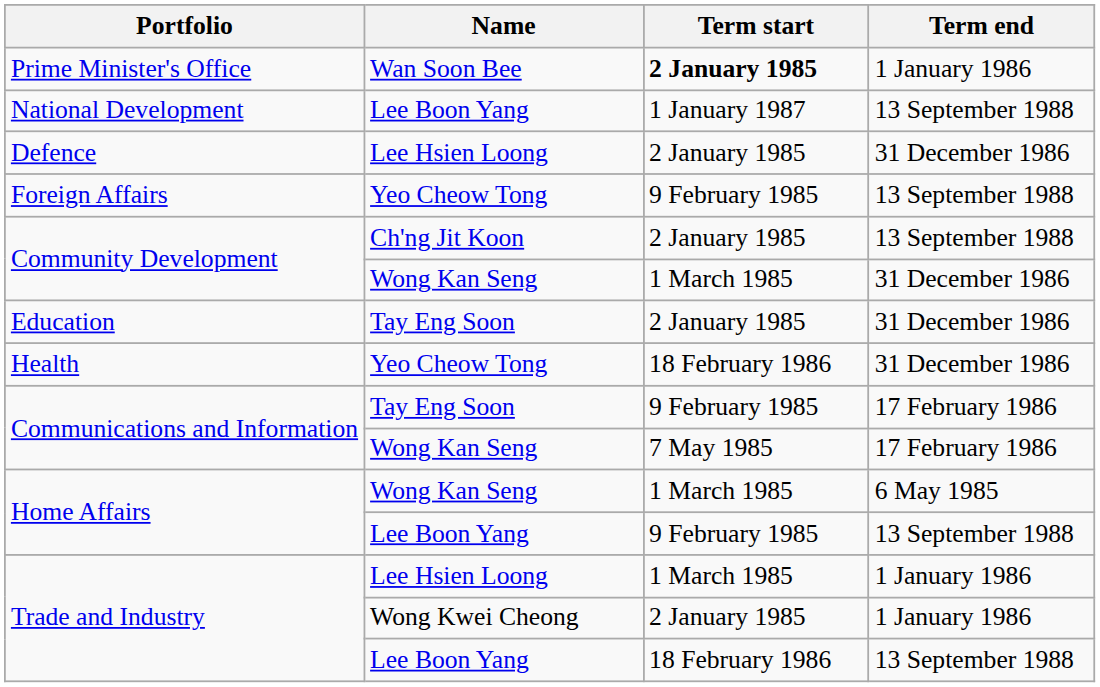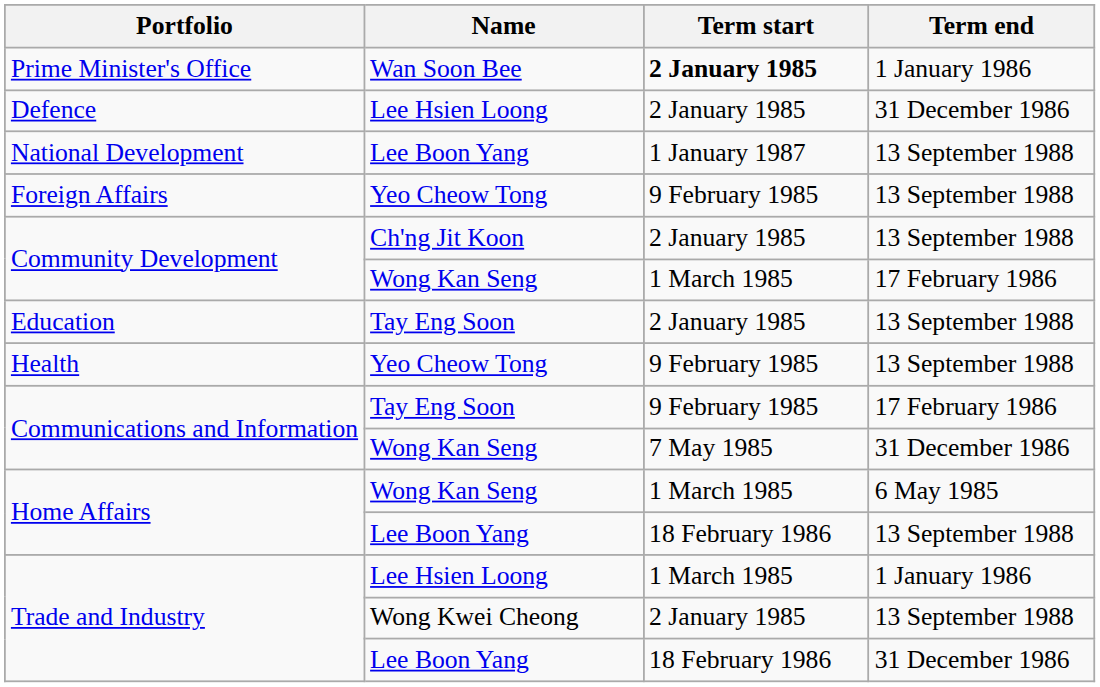rows swapped: (54, 152) <-> (127, 110)
(972, 279) 31 December 1986 -> (966, 279) 17 February 1986
(972, 321) 31 December 1986 -> (974, 321) 13 September 1988
(740, 364) 18 February 1986 -> (734, 364) 9 February 1985
(972, 364) 31 December 1986 -> (974, 364) 13 September 1988
(966, 448) 17 February 1986 -> (972, 448) 31 December 1986
(734, 533) 9 February 1985 -> (740, 533) 18 February 1986
(953, 617) 1 January 1986 -> (974, 617) 13 September 1988
(974, 660) 13 September 1988 -> (972, 660) 31 December 1986
